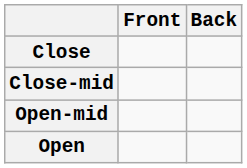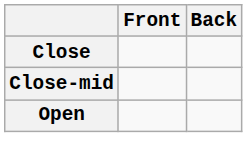- row: (62, 115)
